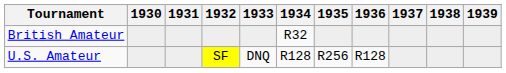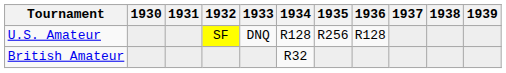rows swapped: (54, 57) <-> (66, 36)
